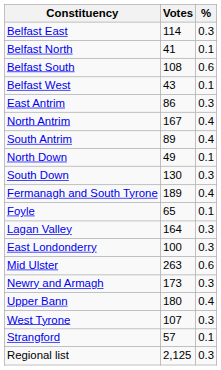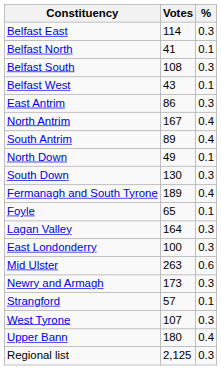(206, 67) 0.6 -> (206, 67) 0.3
rows swapped: (33, 337) <-> (37, 301)
